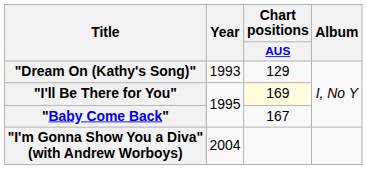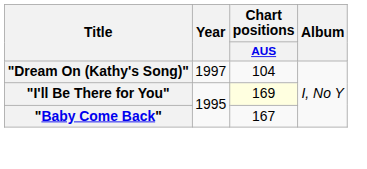(225, 71) 1993 -> (211, 71) 1997
(278, 71) 129 -> (264, 71) 104
- row: (105, 145)
